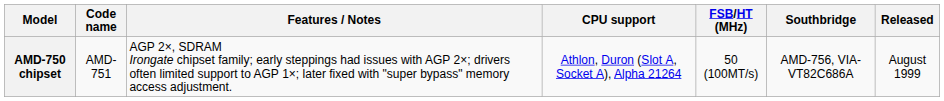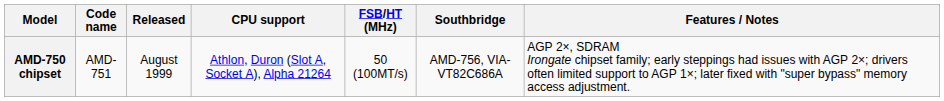columns swapped: (907, 20) <-> (334, 20)
